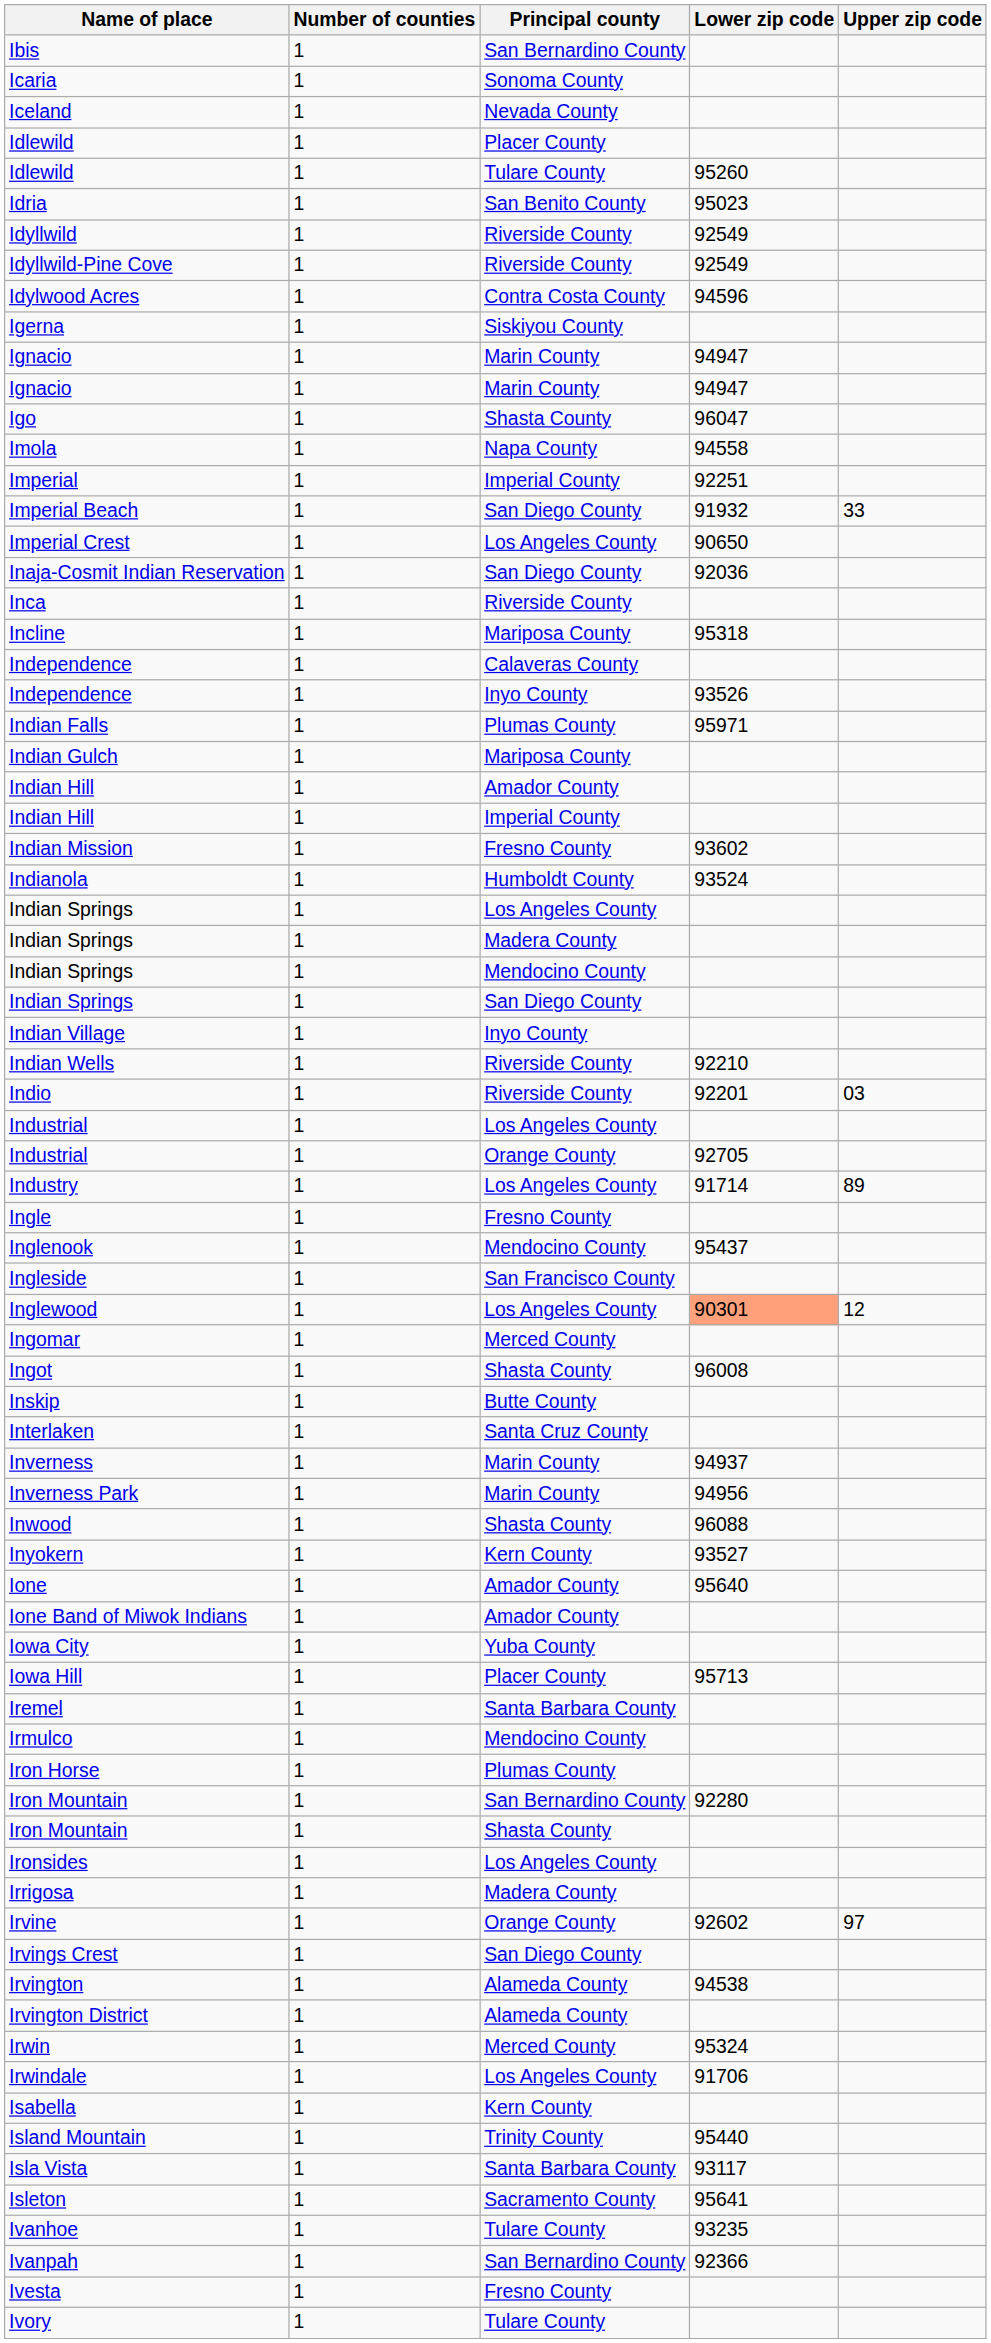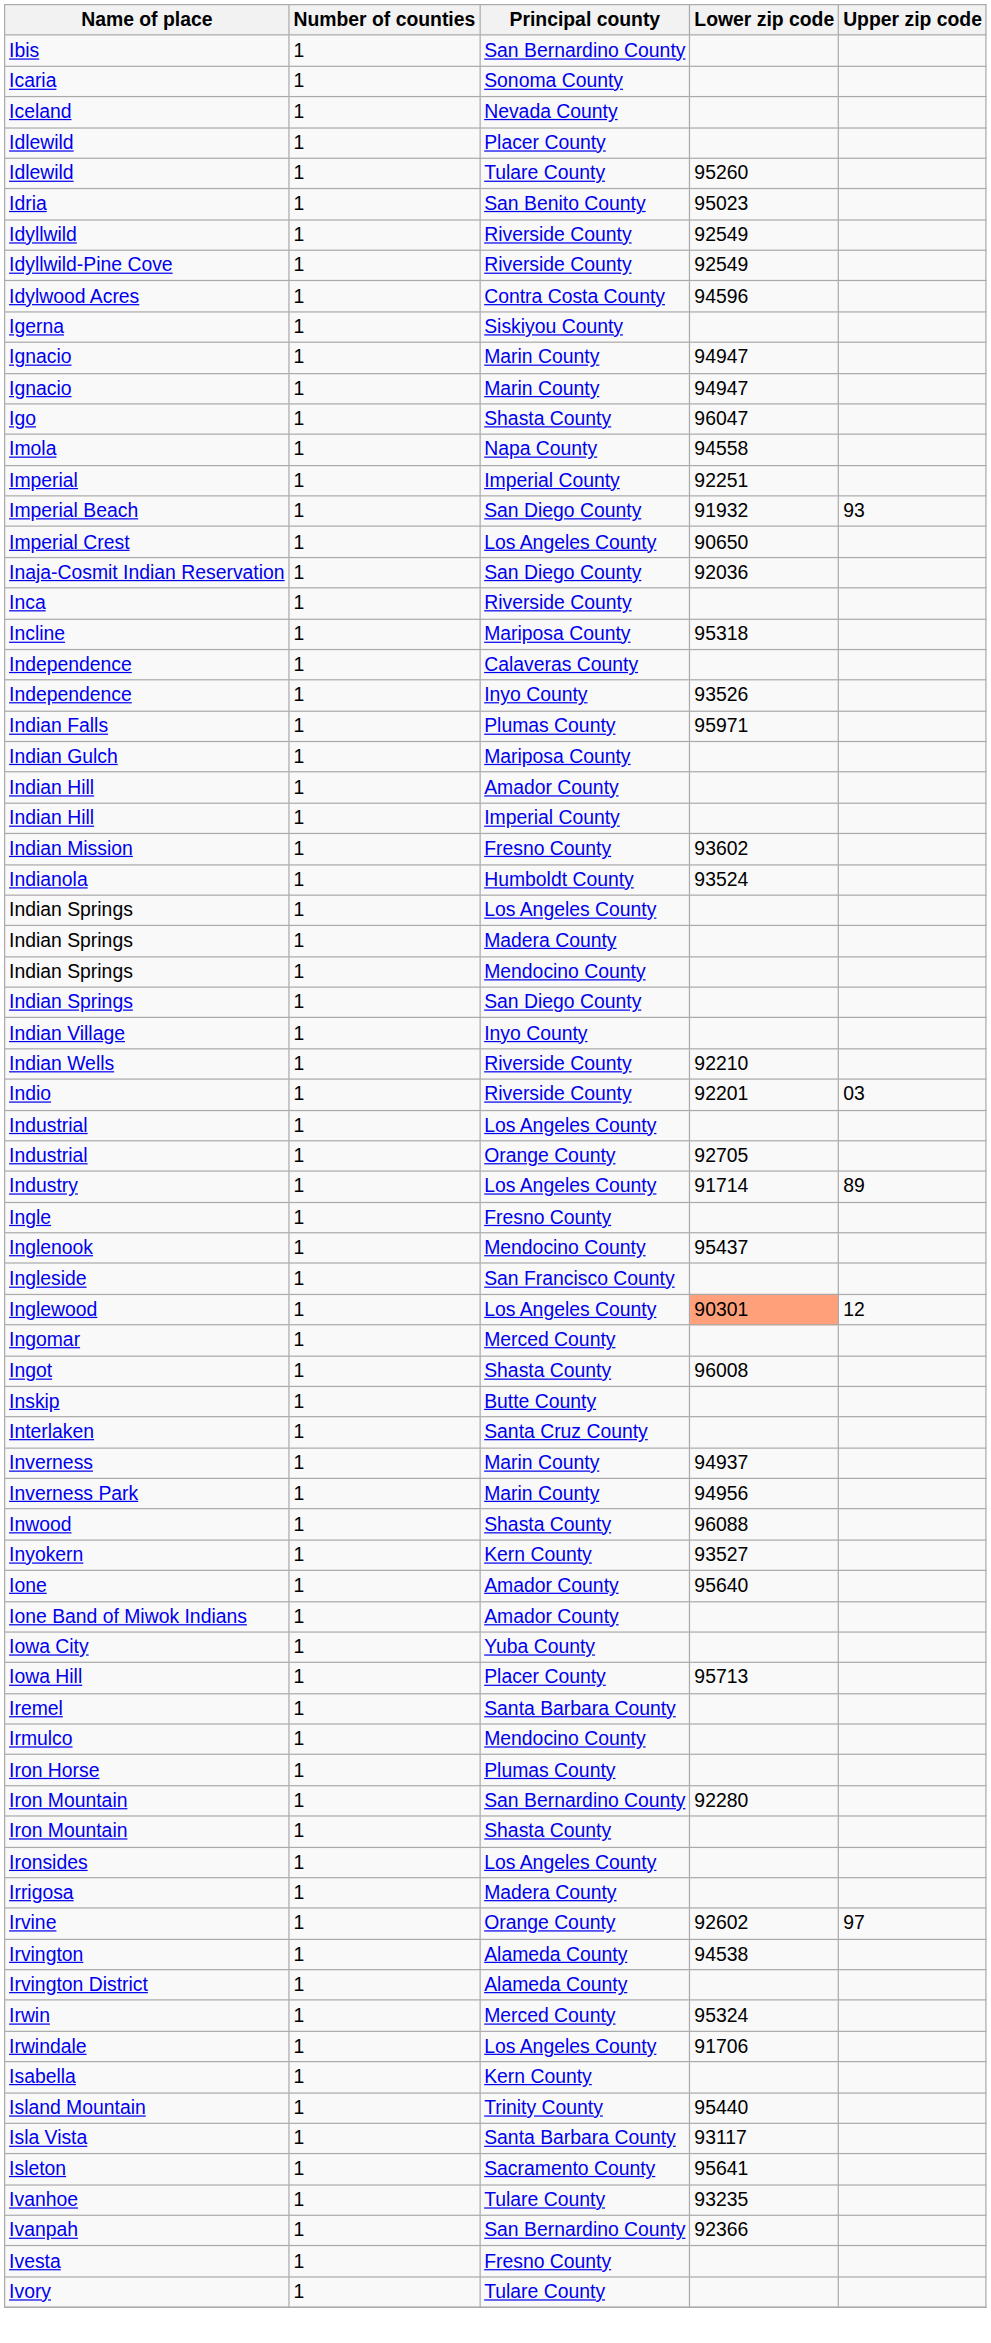(854, 511) 33 -> (854, 511) 93
- row: (63, 1954)
